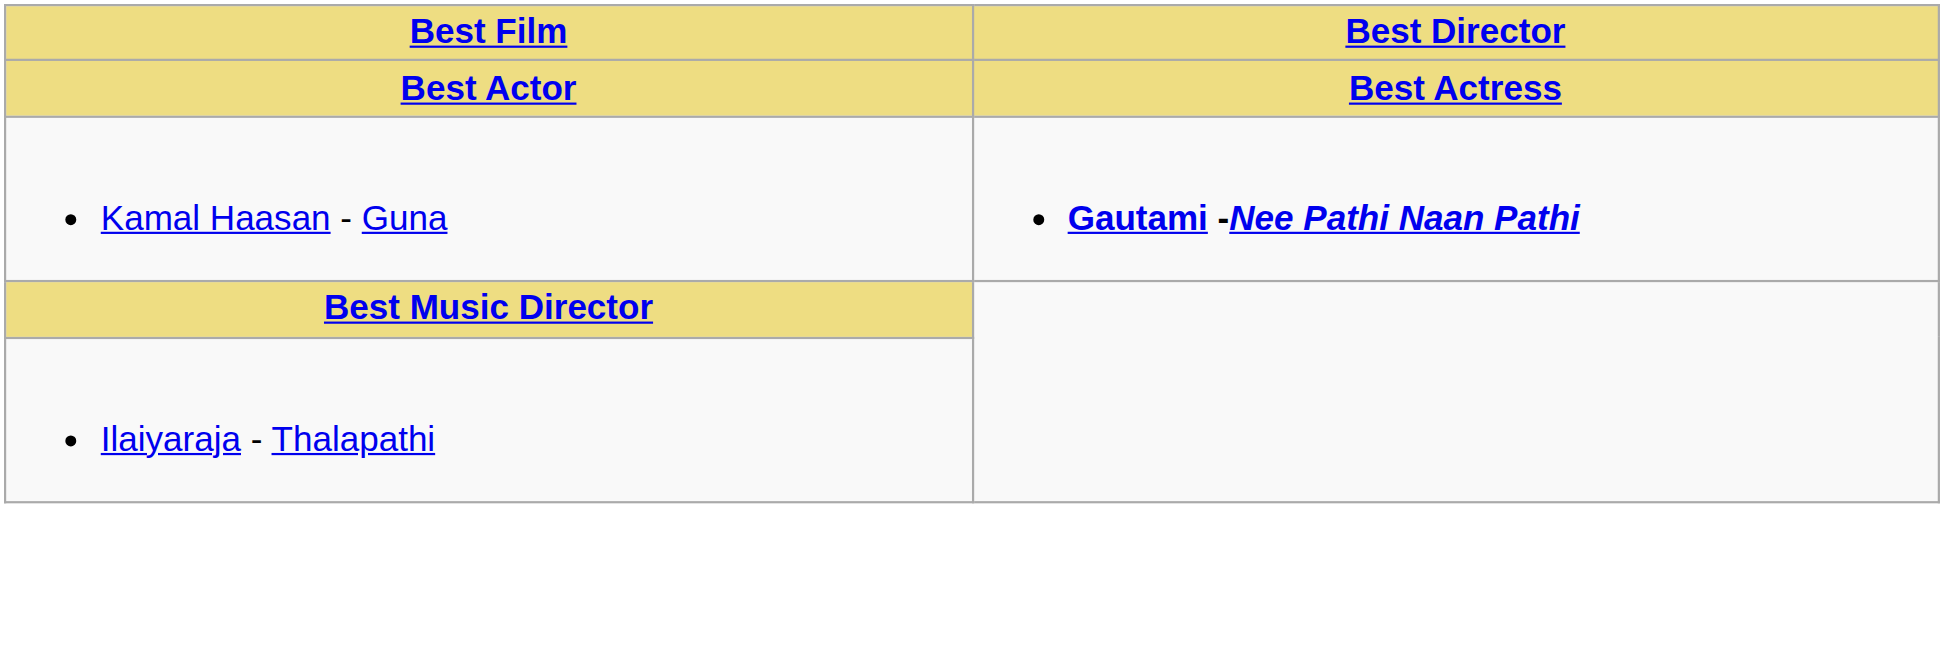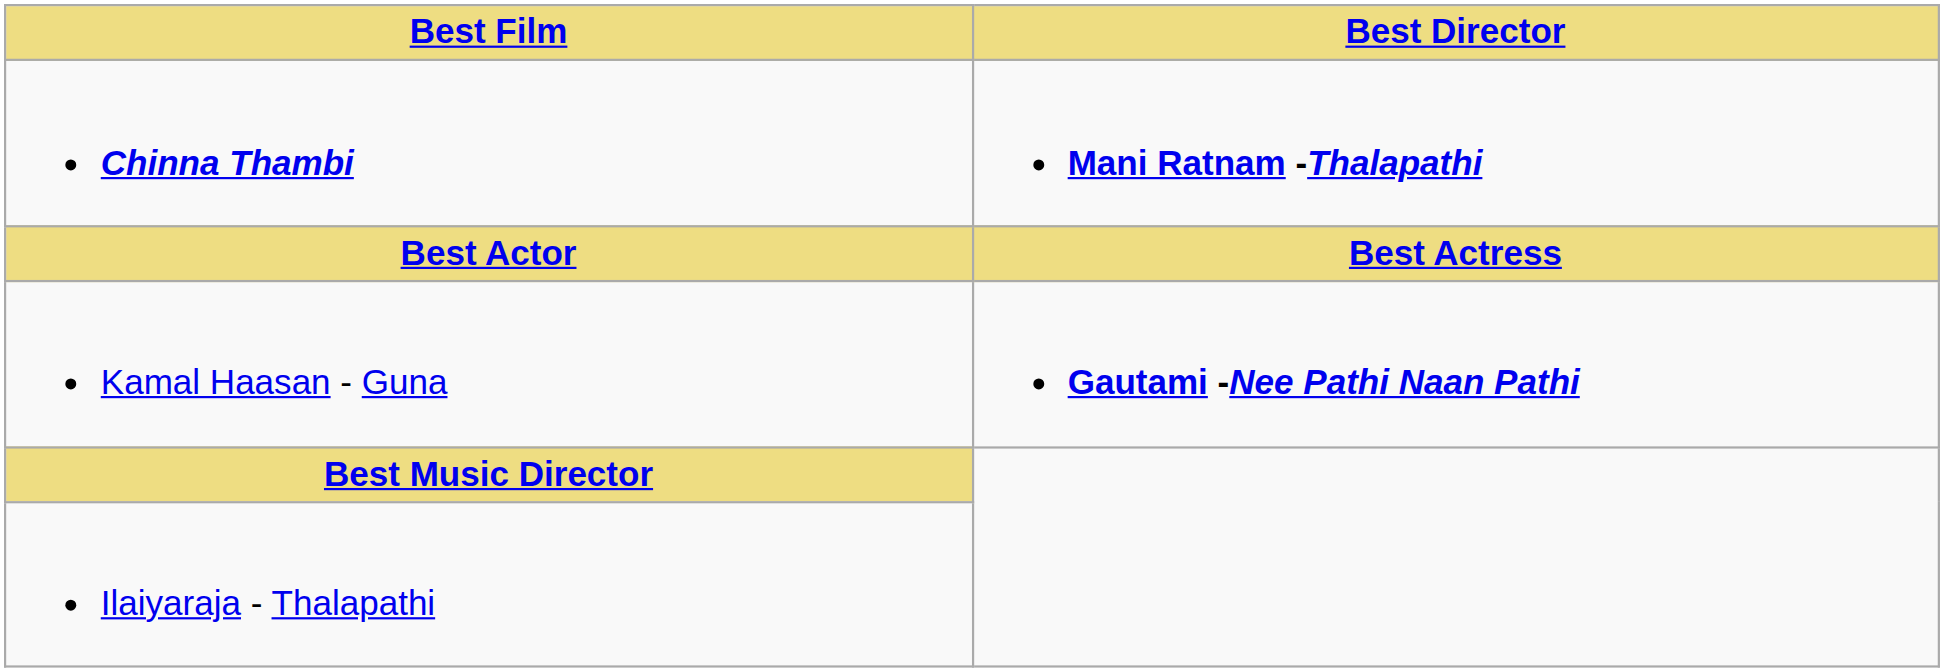+ row: (489, 163)
